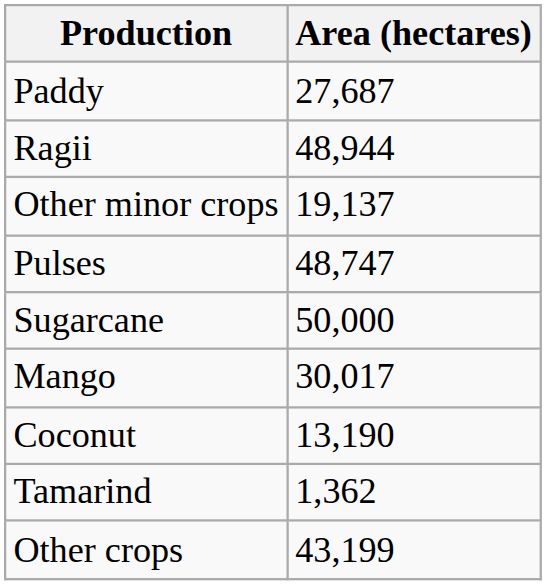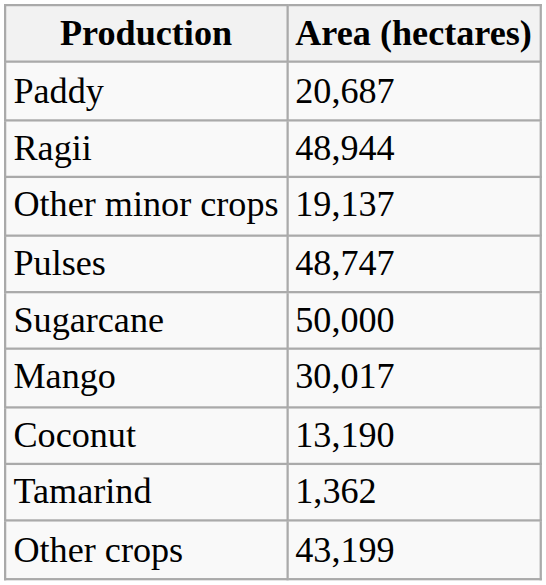(345, 90) 27,687 -> (345, 90) 20,687
